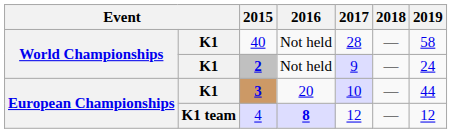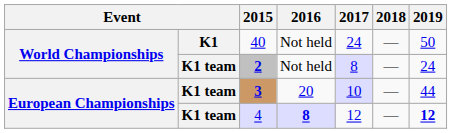(354, 41) 28 -> (354, 41) 24
(428, 41) 58 -> (428, 41) 50
(209, 66) K1 -> (209, 66) K1 team
(354, 66) 9 -> (354, 66) 8
(209, 91) K1 -> (209, 91) K1 team
(428, 116) normal -> (428, 116) bold
